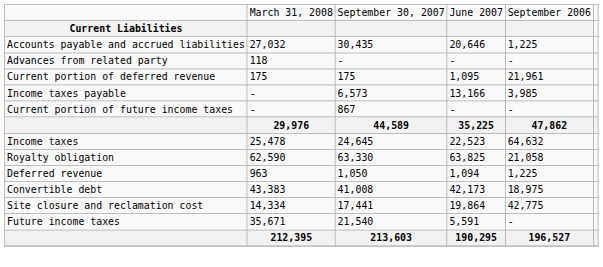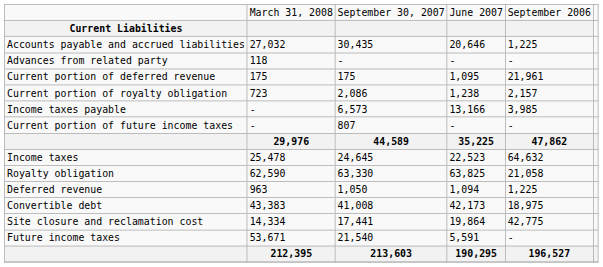+ row: (117, 93)
(347, 109) 867 -> (347, 125) 807
(267, 222) 35,671 -> (267, 238) 53,671
